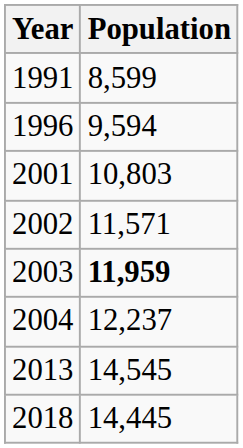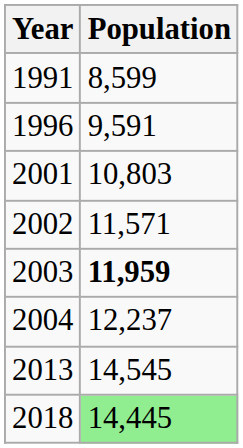(122, 126) 9,594 -> (122, 126) 9,591
(130, 418) no background -> (130, 418) lightgreen background
